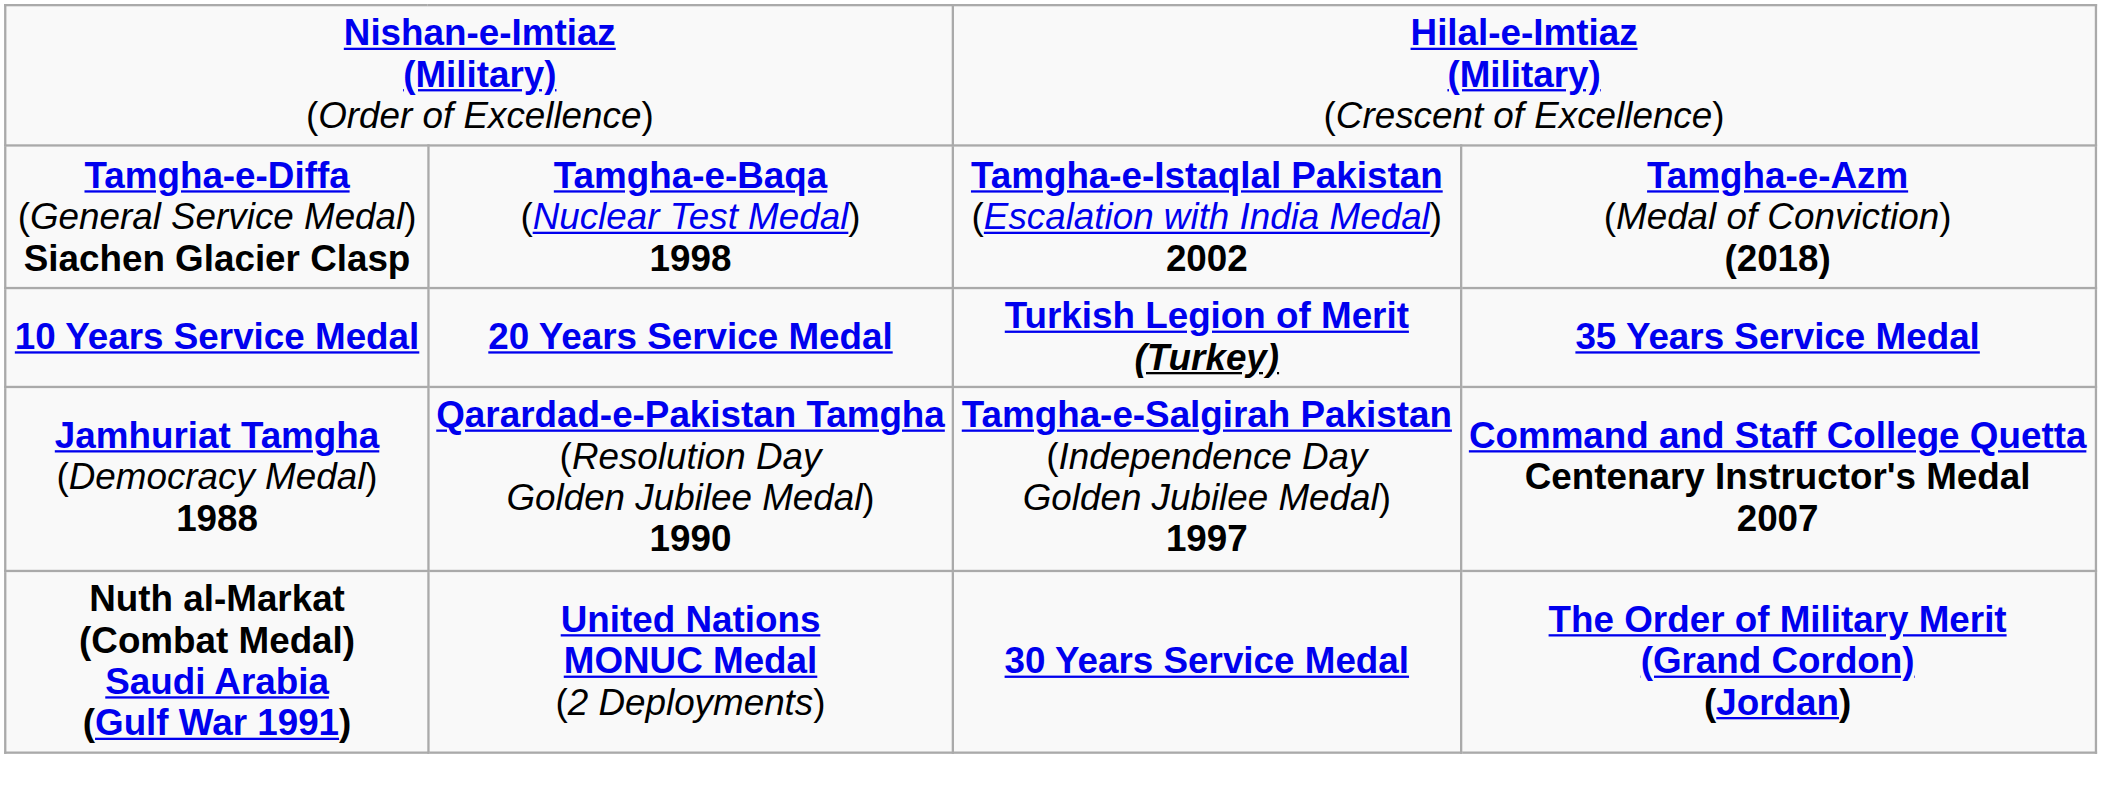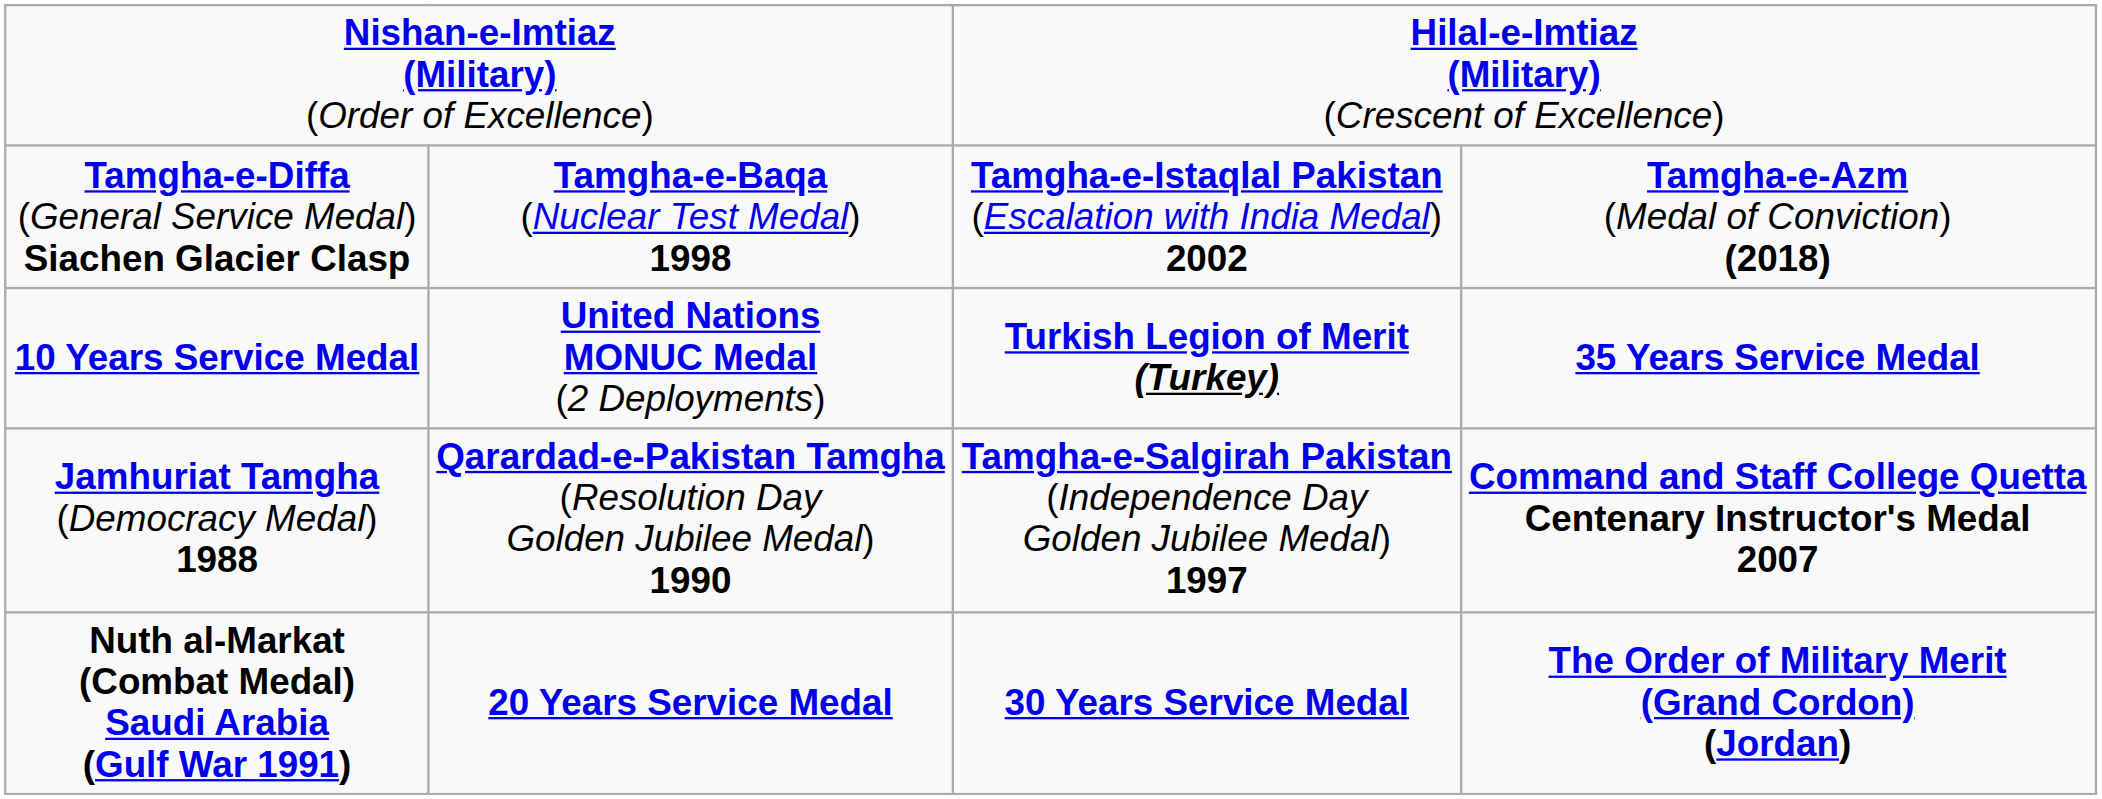(691, 336) 20 Years Service Medal -> (691, 357) United Nations MONUC Medal (2 Deployments)
(691, 660) United Nations MONUC Medal (2 Deployments) -> (691, 701) 20 Years Service Medal
